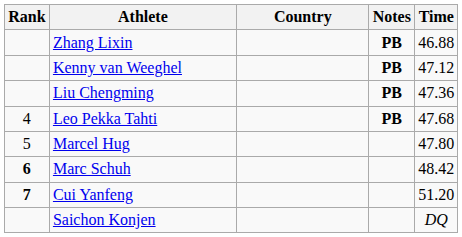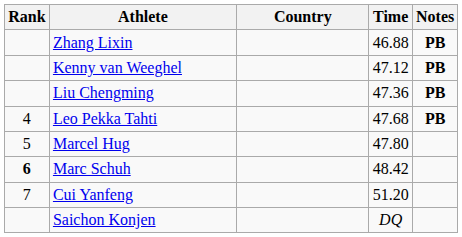columns swapped: (436, 17) <-> (392, 17)
(27, 194) bold -> (27, 194) normal
